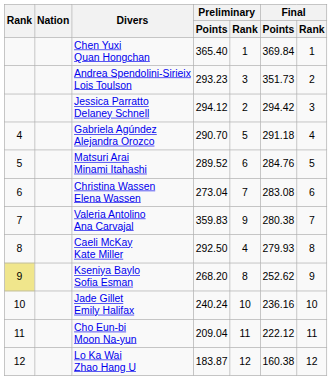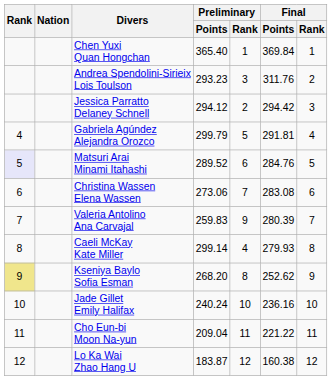(278, 79) 351.73 -> (278, 79) 311.76
(212, 136) 290.70 -> (212, 136) 299.79
(278, 136) 291.18 -> (278, 136) 291.81
(19, 164) no background -> (19, 164) lavender background
(212, 192) 273.04 -> (212, 192) 273.06
(212, 220) 359.83 -> (212, 220) 259.83
(278, 220) 280.38 -> (278, 220) 280.39
(212, 248) 292.50 -> (212, 248) 299.14
(278, 333) 222.12 -> (278, 333) 221.22
